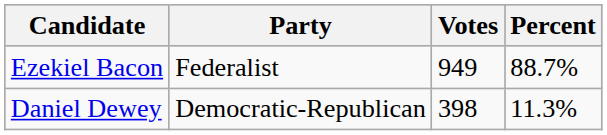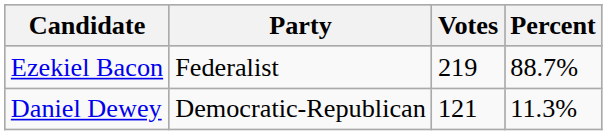(458, 66) 949 -> (458, 66) 219
(458, 108) 398 -> (458, 108) 121
